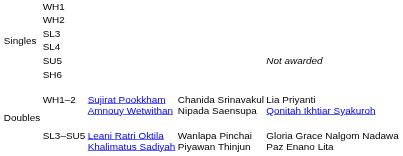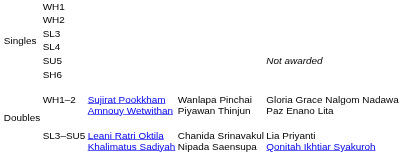(221, 105) Chanida Srinavakul Nipada Saensupa -> (215, 105) Wanlapa Pinchai Piyawan Thinjun
(321, 105) Lia Priyanti Qonitah Ikhtiar Syakuroh -> (333, 105) Gloria Grace Nalgom Nadawa Paz Enano Lita
(215, 141) Wanlapa Pinchai Piyawan Thinjun -> (221, 141) Chanida Srinavakul Nipada Saensupa
(333, 141) Gloria Grace Nalgom Nadawa Paz Enano Lita -> (321, 141) Lia Priyanti Qonitah Ikhtiar Syakuroh
